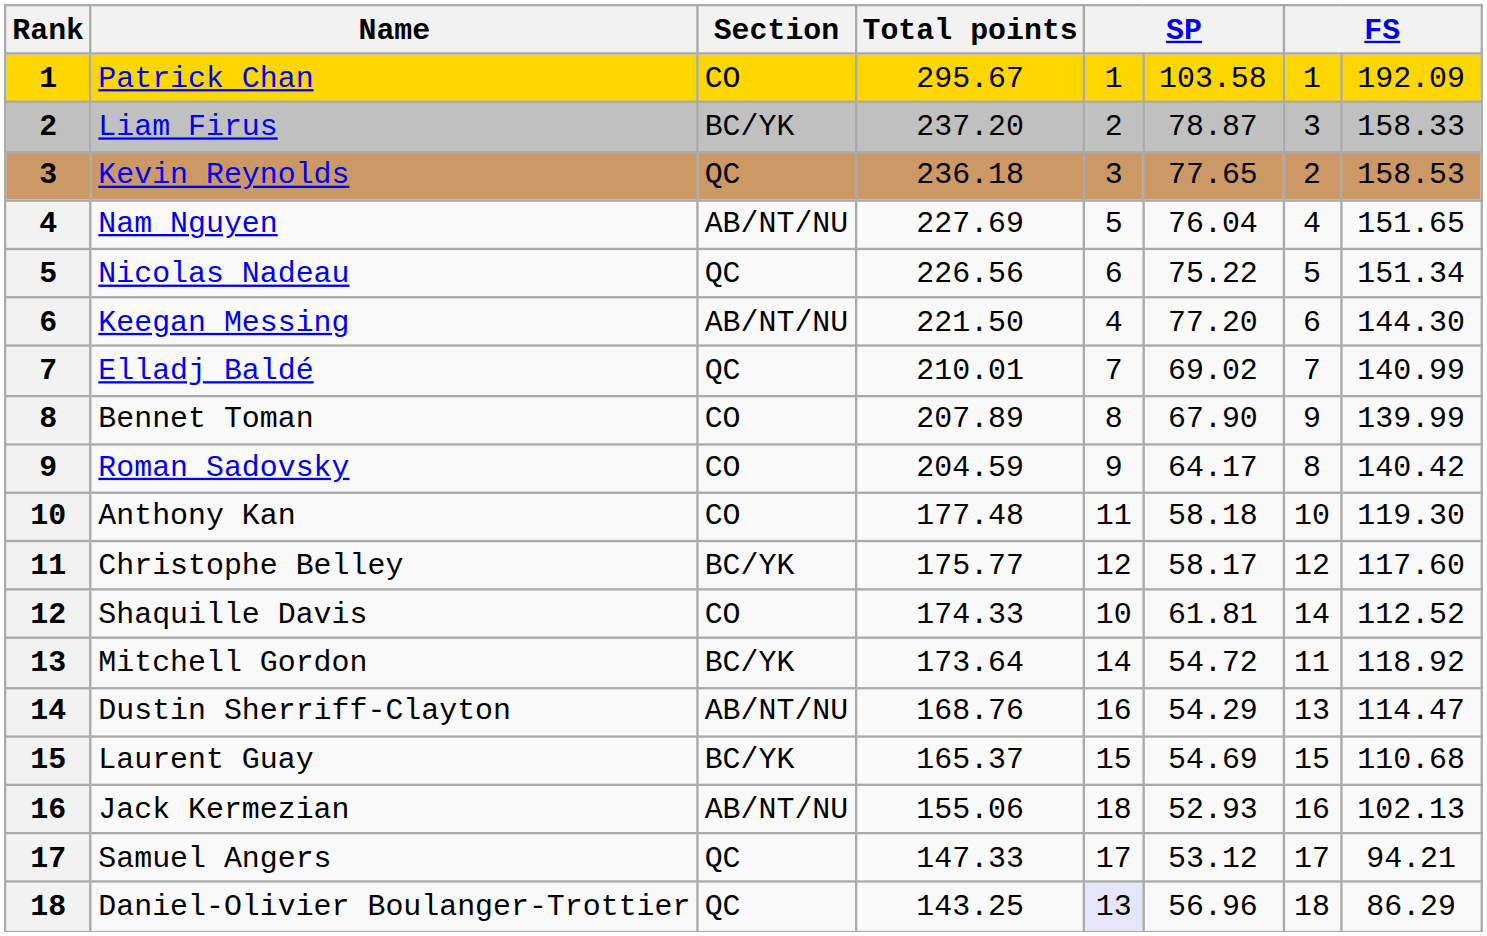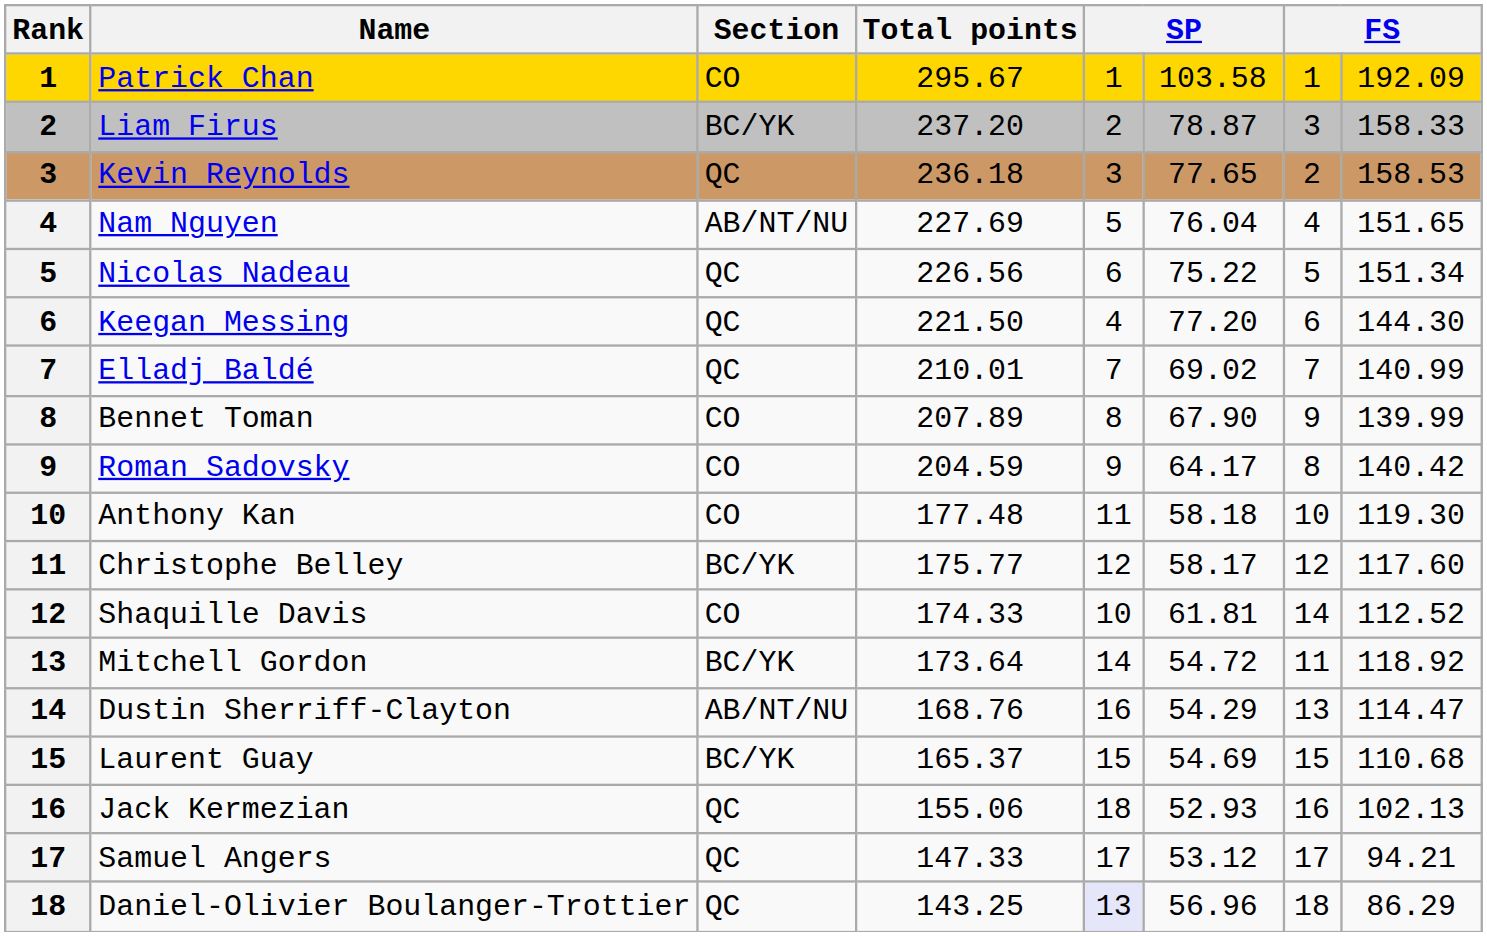(776, 322) AB/NT/NU -> (723, 322) QC
(776, 809) AB/NT/NU -> (723, 809) QC
